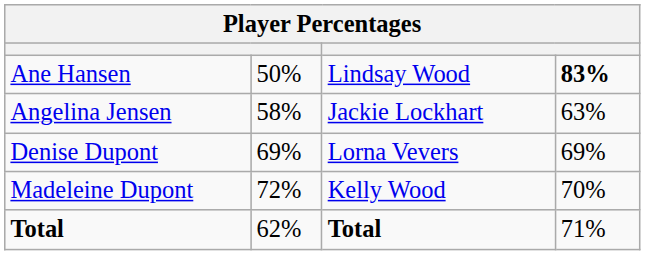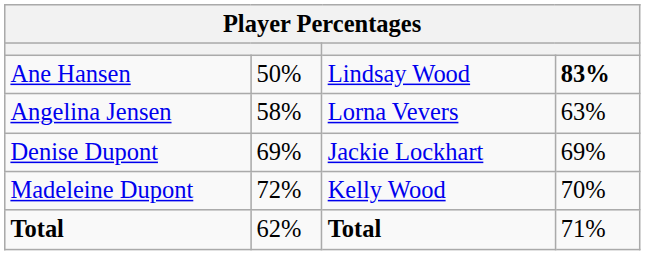(406, 112) Jackie Lockhart -> (393, 112) Lorna Vevers
(393, 151) Lorna Vevers -> (406, 151) Jackie Lockhart
